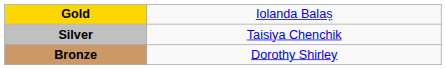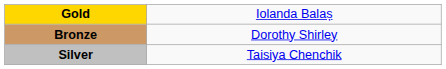rows swapped: (76, 34) <-> (76, 54)
